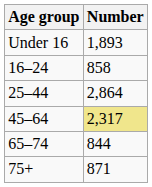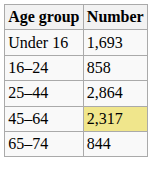(105, 42) 1,893 -> (105, 42) 1,693
- row: (21, 169)
